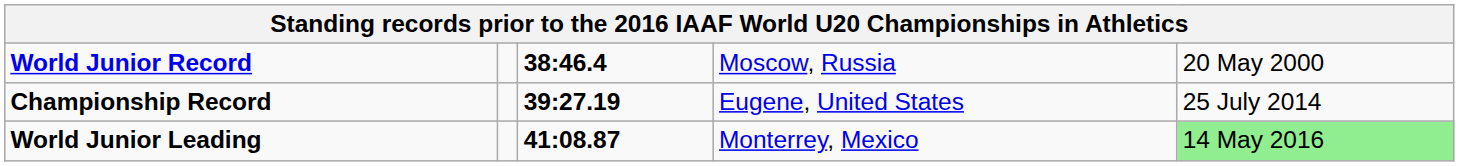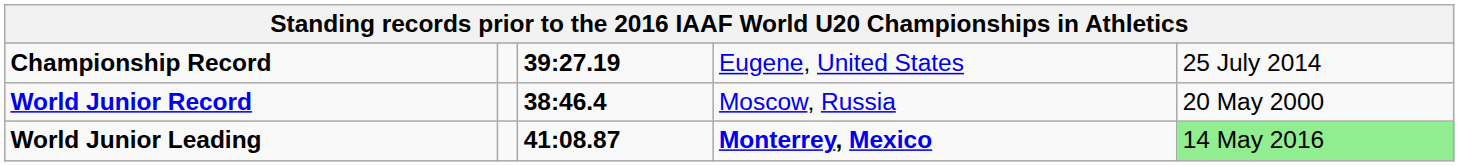rows swapped: (131, 62) <-> (141, 101)
(819, 140) normal -> (826, 140) bold
